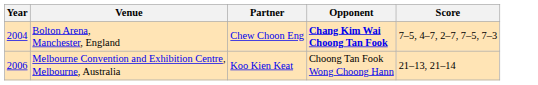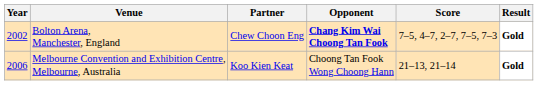+ column: (516, 13)
(17, 36) 2004 -> (17, 36) 2002
